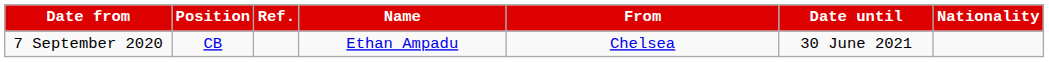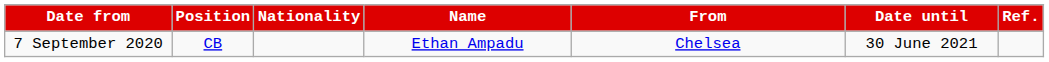columns swapped: (988, 17) <-> (276, 17)
